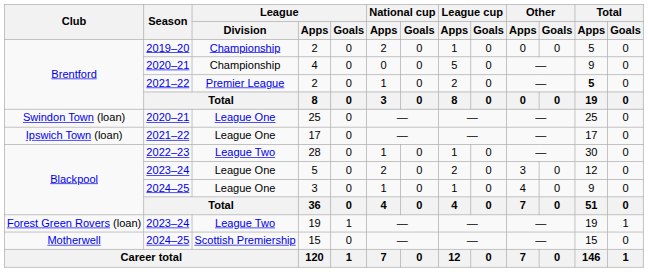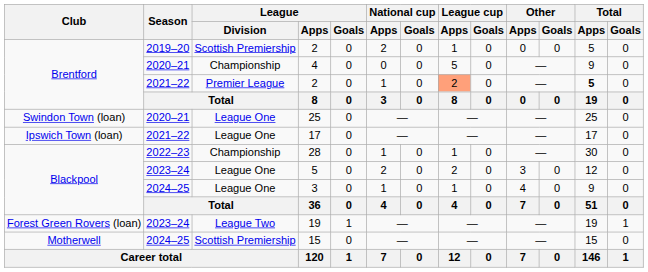(245, 48) Championship -> (245, 48) Scottish Premiership
(454, 83) no background -> (454, 83) lightsalmon background
(245, 153) League Two -> (245, 153) Championship
